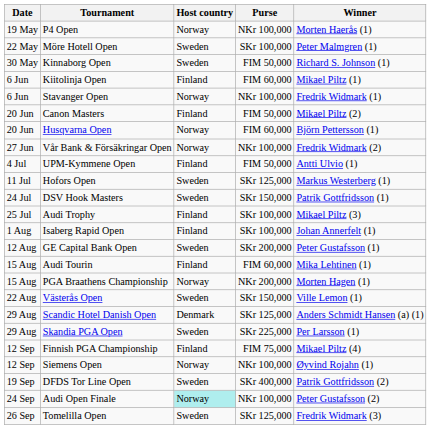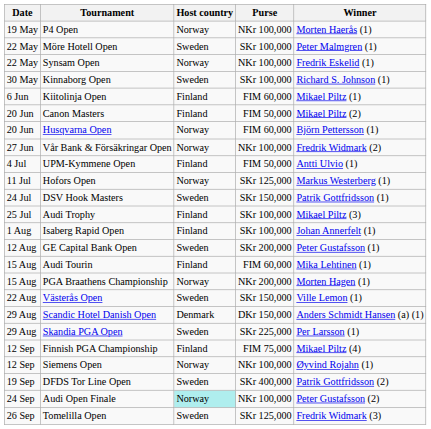+ row: (71, 63)
(267, 63) FIM 50,000 -> (266, 80) SKr 100,000
- row: (75, 97)
(193, 181) Sweden -> (193, 181) Norway
(266, 315) SKr 125,000 -> (265, 315) DKr 150,000
